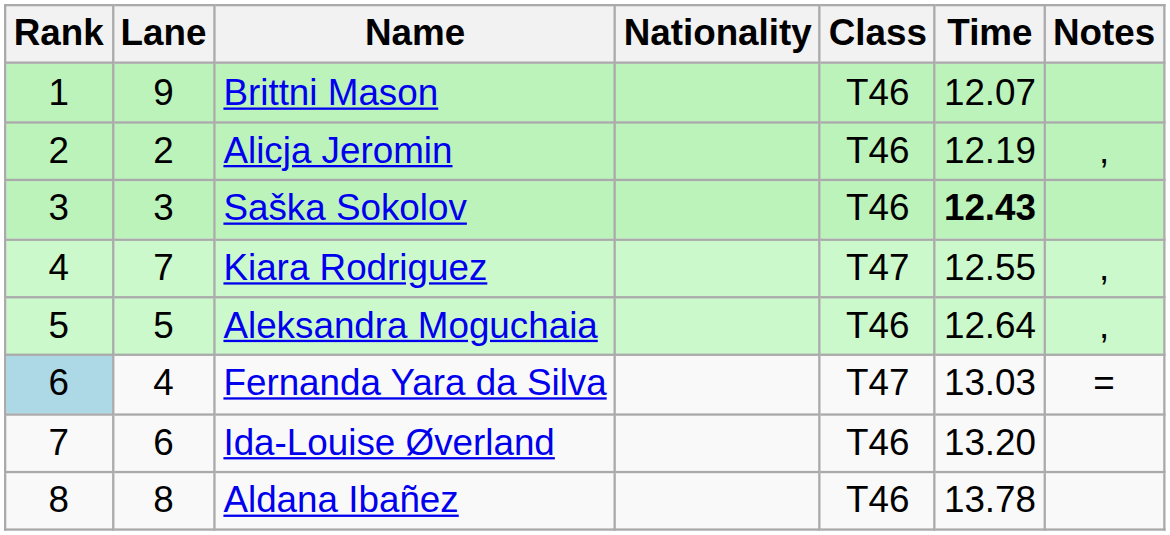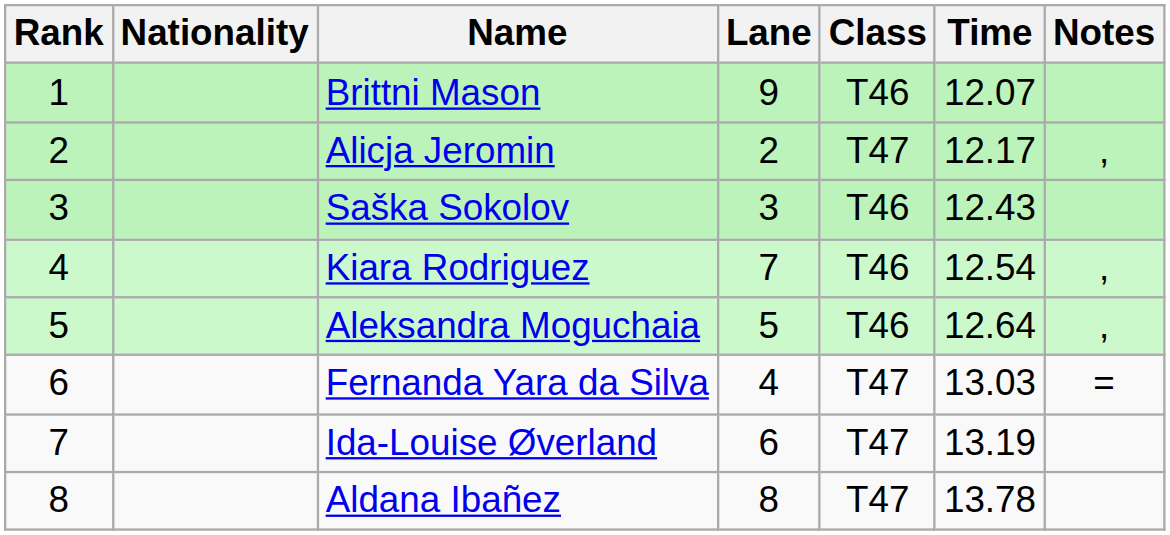columns swapped: (164, 33) <-> (718, 33)
(878, 150) T46 -> (878, 150) T47
(990, 150) 12.19 -> (990, 150) 12.17
(990, 208) bold -> (990, 208) normal
(878, 267) T47 -> (878, 267) T46
(990, 267) 12.55 -> (990, 267) 12.54
(59, 383) lightblue background -> (59, 383) no background
(878, 442) T46 -> (878, 442) T47
(990, 442) 13.20 -> (990, 442) 13.19
(878, 500) T46 -> (878, 500) T47
